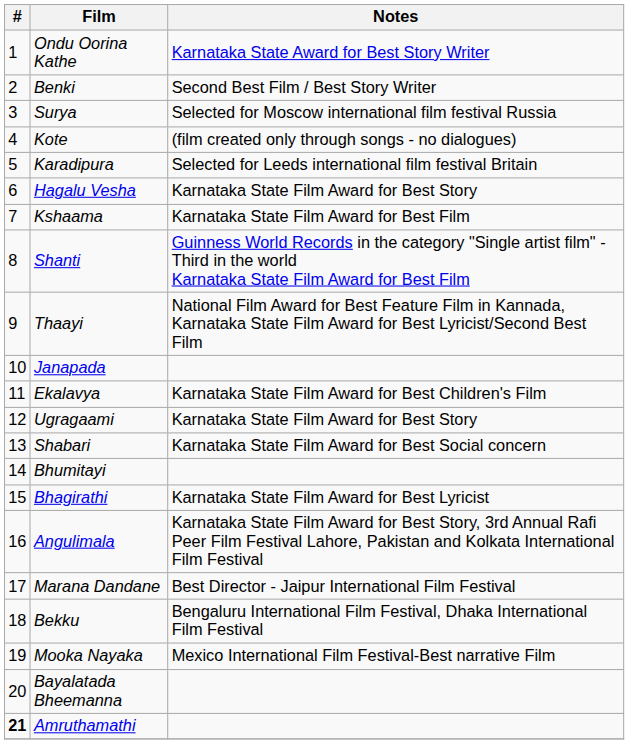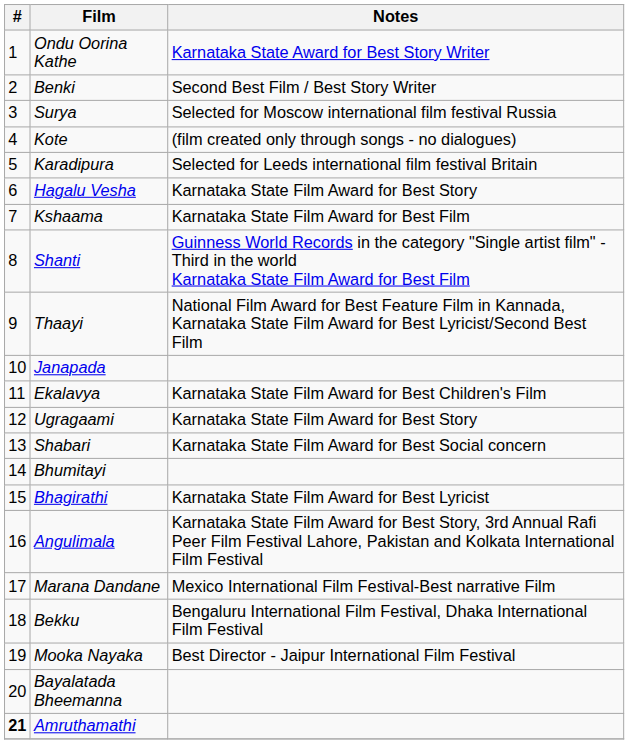(344, 585) Best Director - Jaipur International Film Festival -> (363, 585) Mexico International Film Festival-Best narrative Film
(363, 656) Mexico International Film Festival-Best narrative Film -> (344, 656) Best Director - Jaipur International Film Festival
